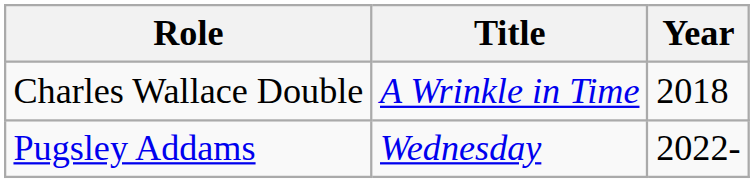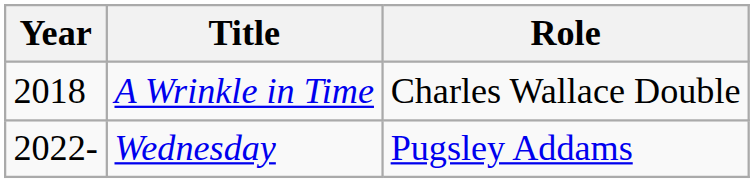columns swapped: (698, 33) <-> (188, 33)
